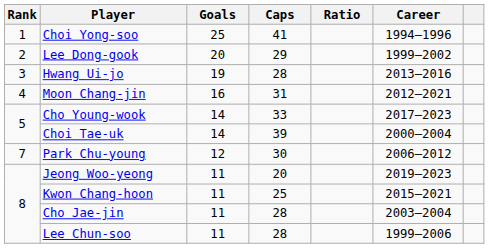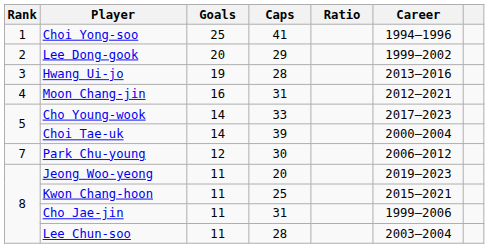(280, 214) 28 -> (280, 214) 31
(418, 214) 2003–2004 -> (418, 214) 1999–2006
(418, 234) 1999–2006 -> (418, 234) 2003–2004
